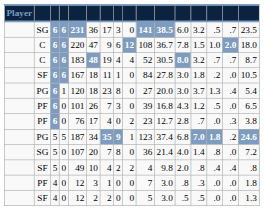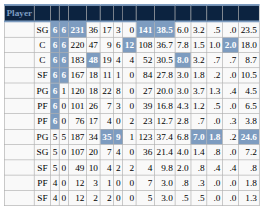(233, 30) .7 -> (233, 30) .0
(107, 91) 23 -> (107, 91) 22
(251, 91) 5.4 -> (251, 91) 4.5
(118, 152) 8 -> (118, 152) 4
